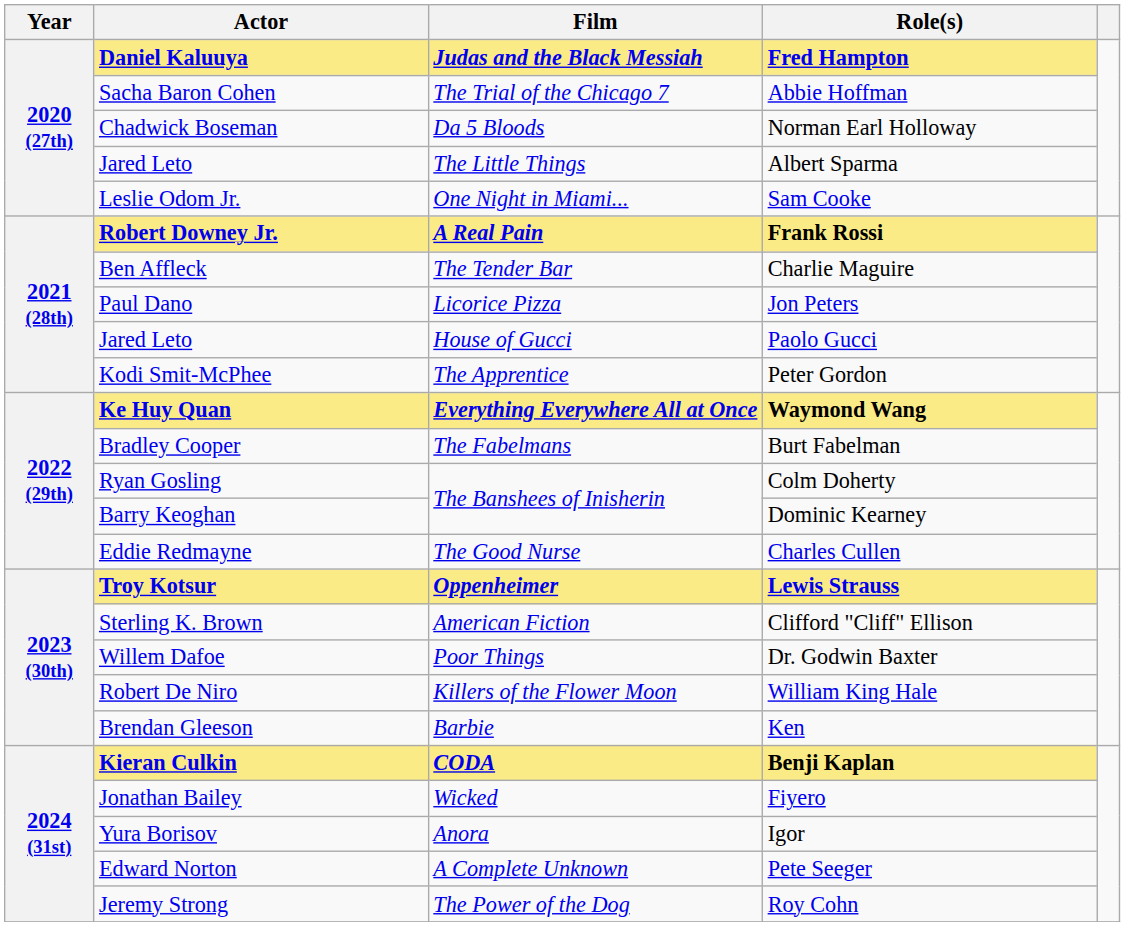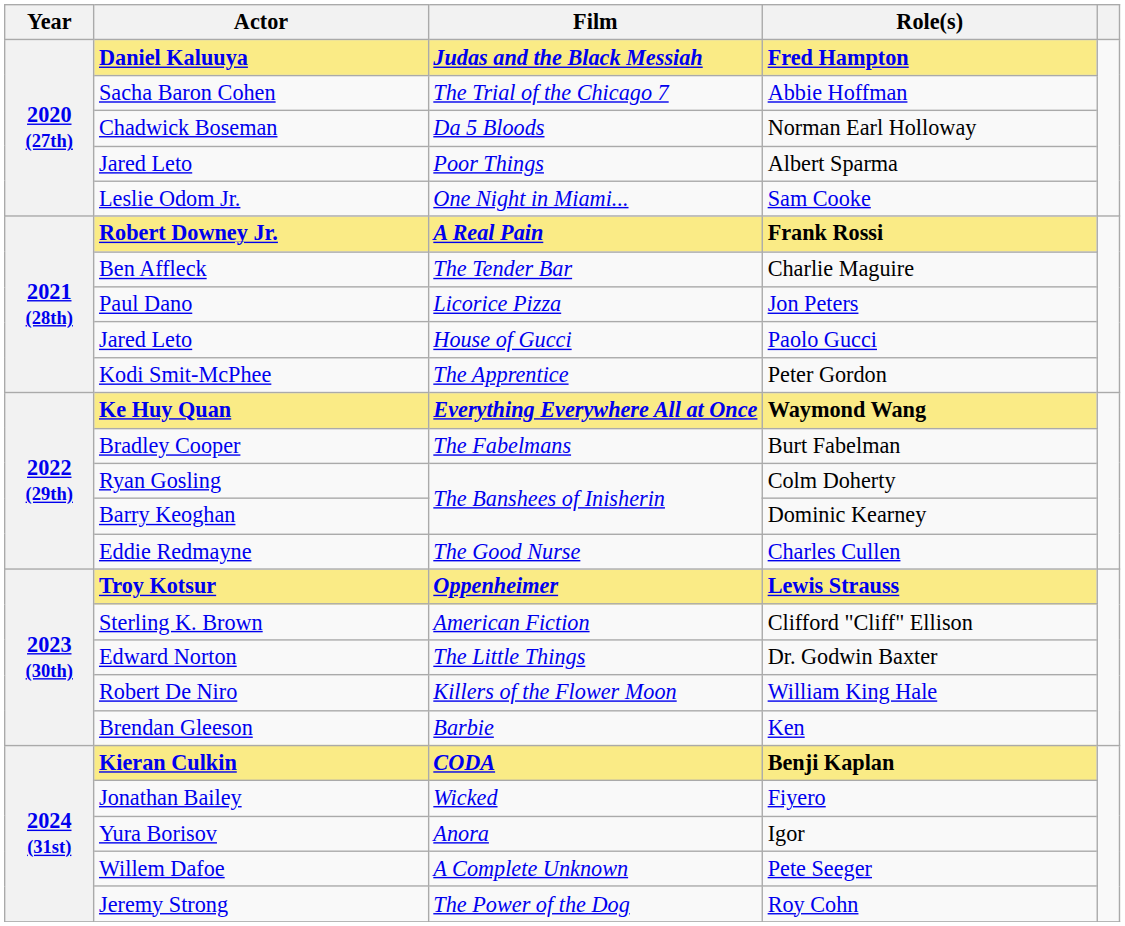(509, 163) The Little Things -> (489, 163) Poor Things
(162, 657) Willem Dafoe -> (168, 657) Edward Norton
(489, 657) Poor Things -> (509, 657) The Little Things
(168, 868) Edward Norton -> (162, 868) Willem Dafoe
